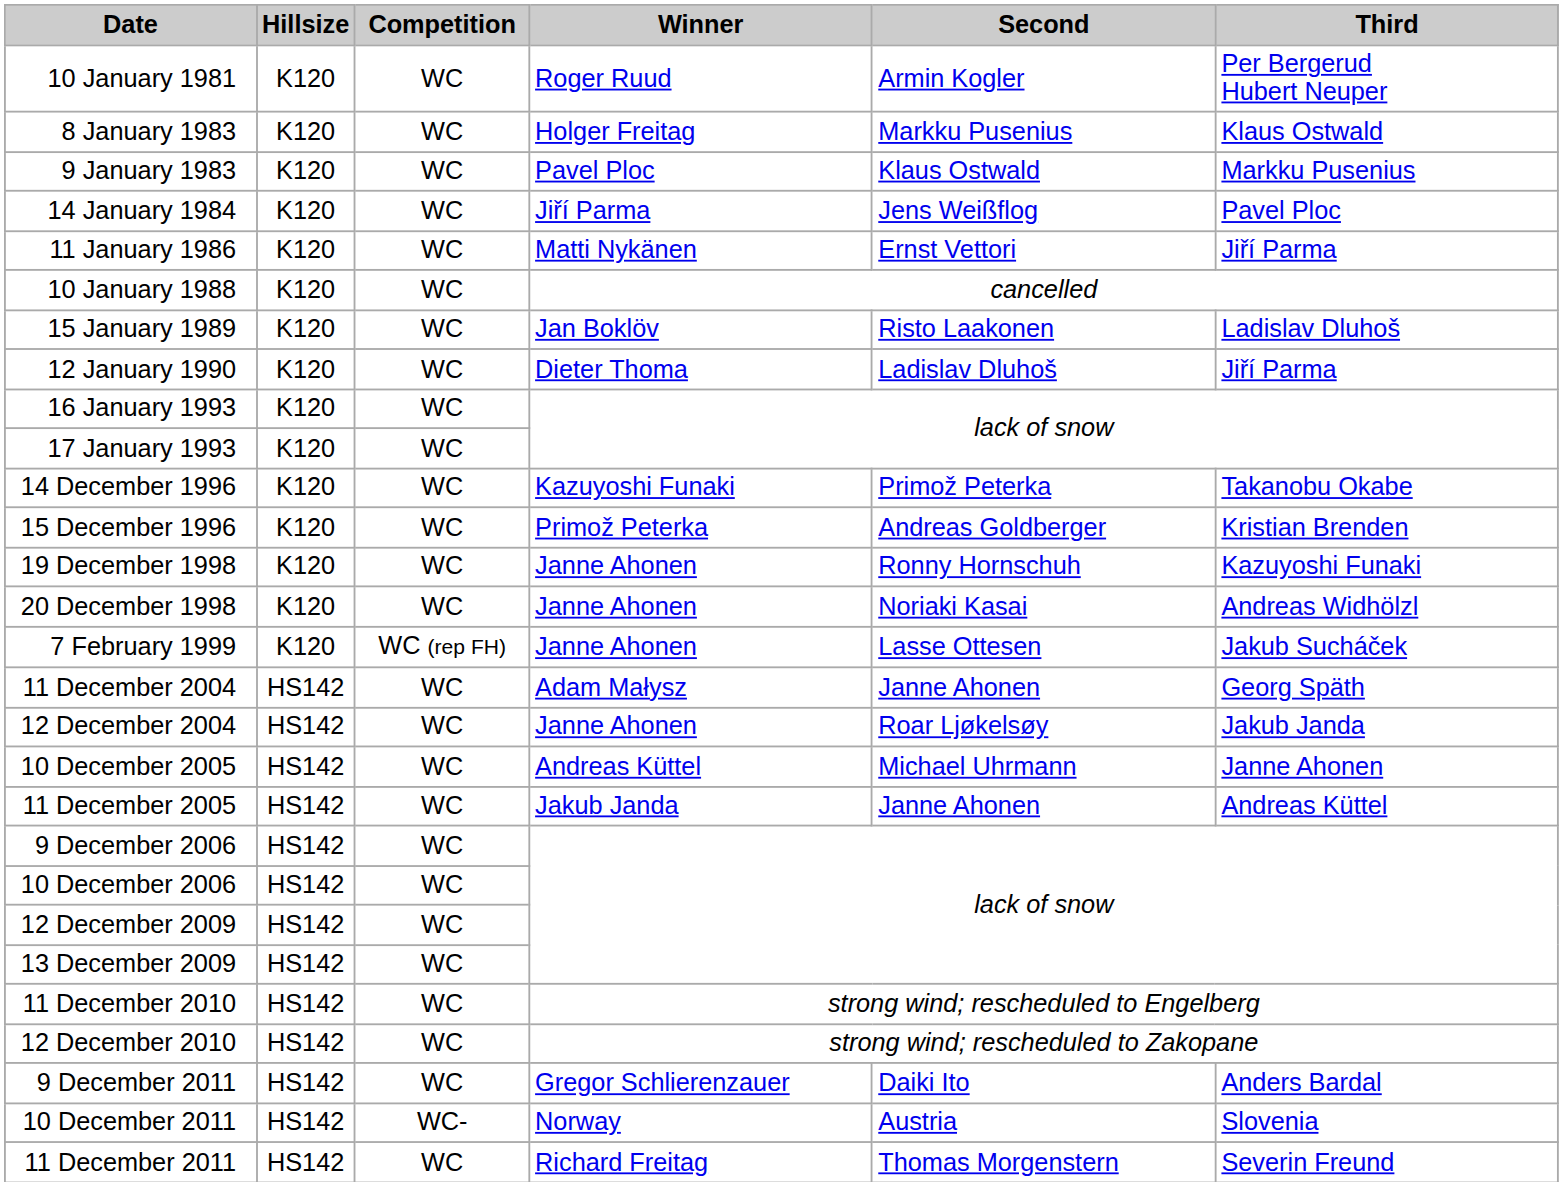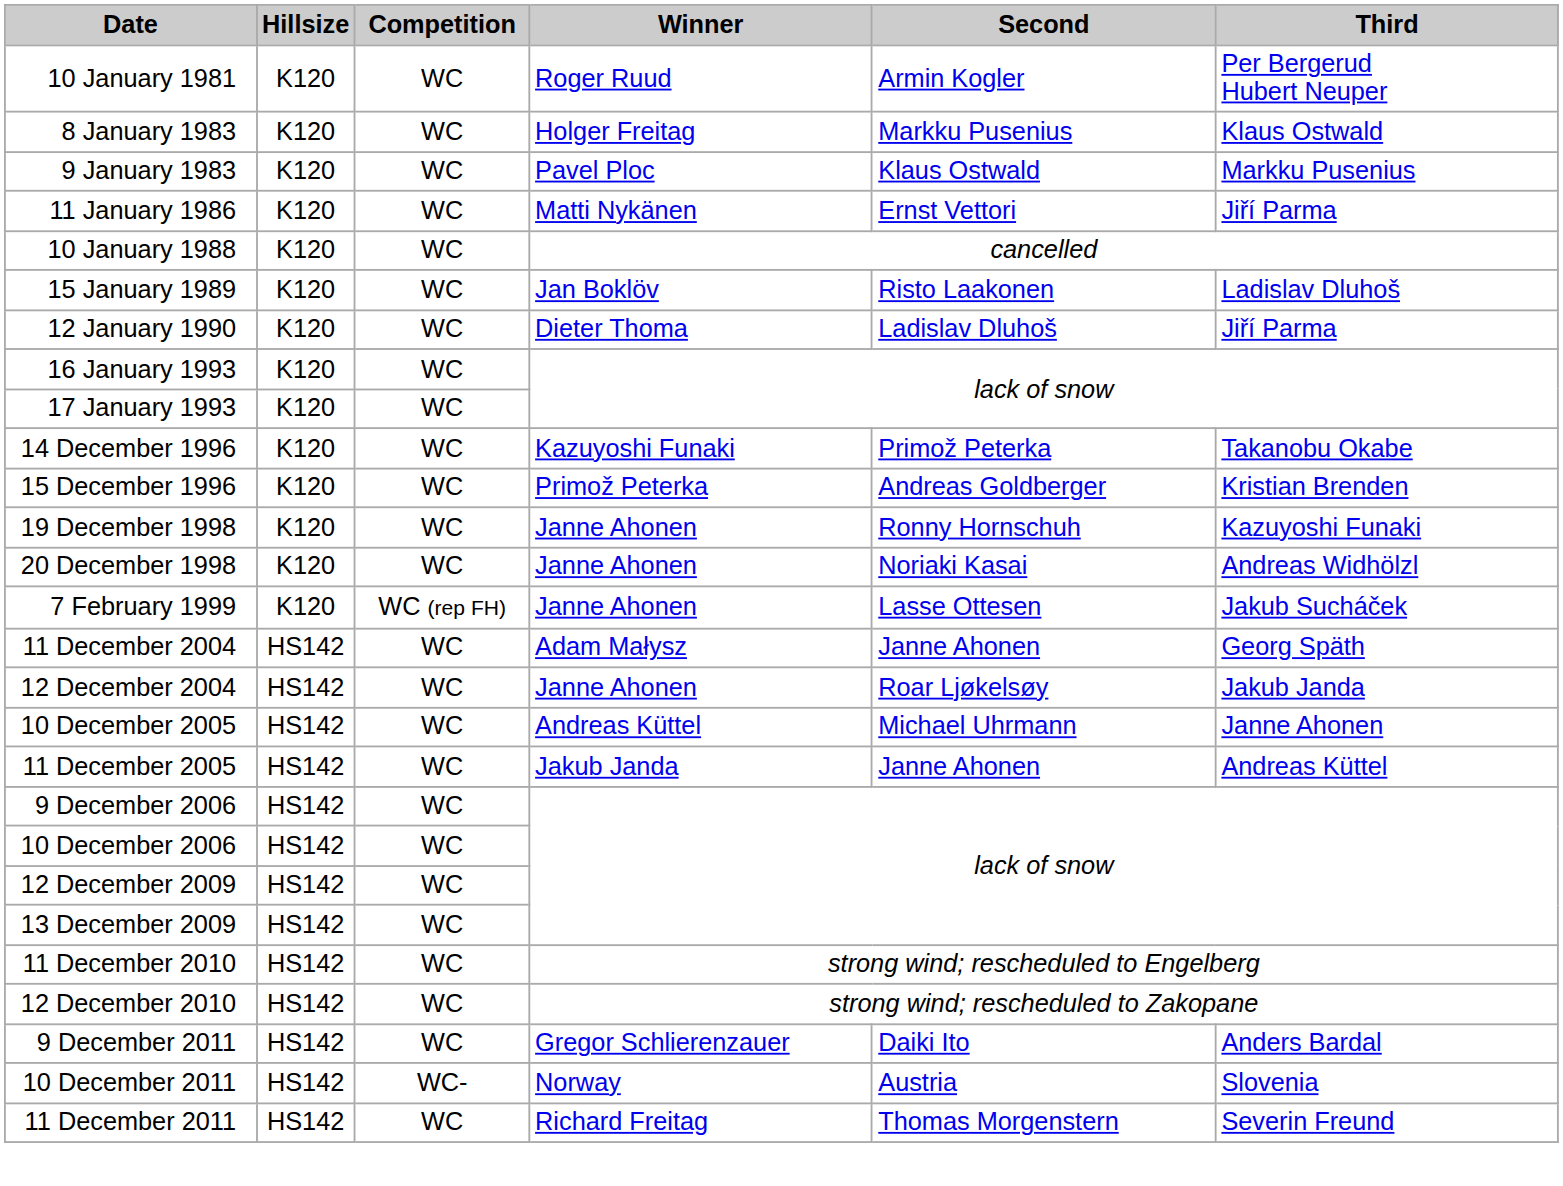- row: (149, 210)
